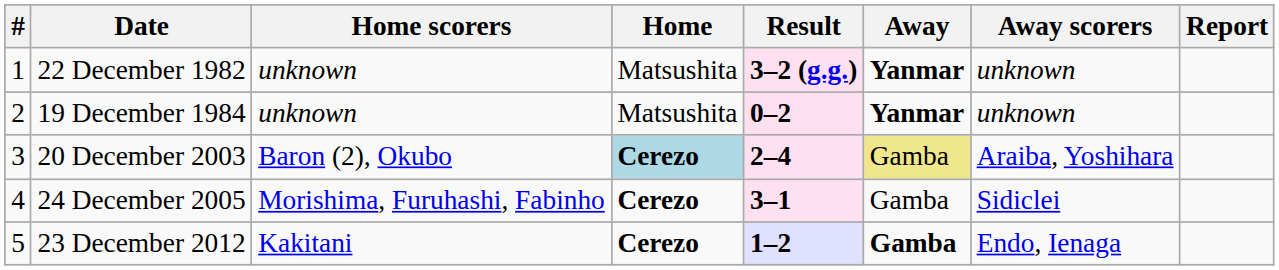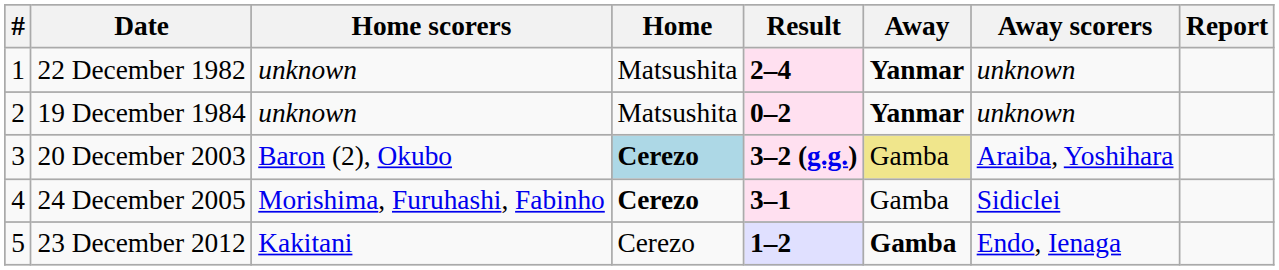(804, 69) 3–2 (g.g.) -> (771, 69) 2–4
(771, 156) 2–4 -> (804, 156) 3–2 (g.g.)
(658, 243) bold -> (656, 243) normal
